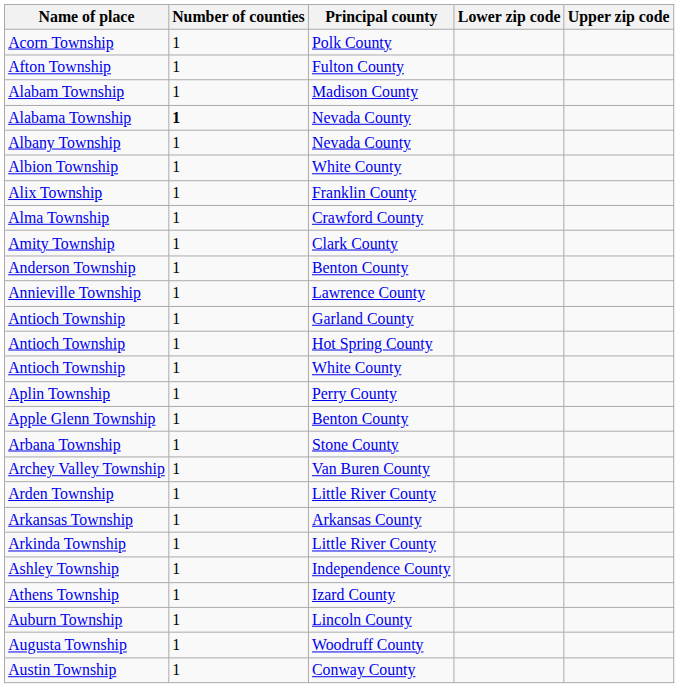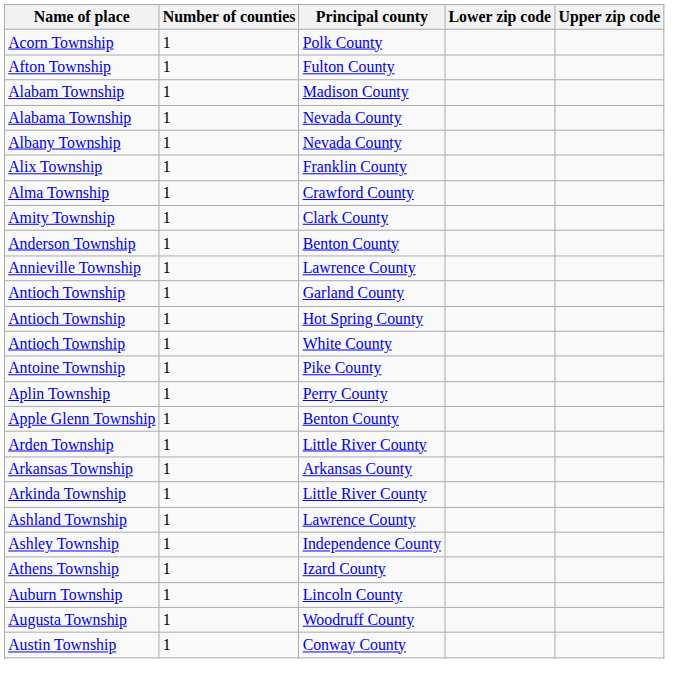(176, 117) bold -> (167, 117) normal
- row: (63, 167)
+ row: (67, 368)
- row: (64, 444)
- row: (86, 469)
+ row: (68, 519)
